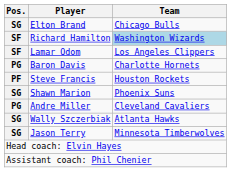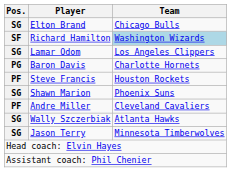(16, 52) SF -> (16, 52) SG
(16, 106) PG -> (16, 106) PF
